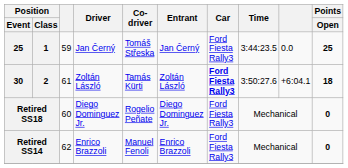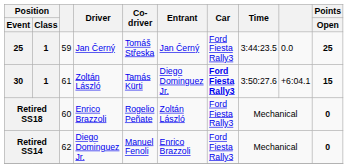(46, 81) 2 -> (46, 81) 1
(172, 81) Zoltán László -> (182, 81) Diego Dominguez Jr.
(328, 81) 18 -> (328, 81) 15
(97, 114) Diego Dominguez Jr. -> (91, 114) Enrico Brazzoli
(182, 114) Diego Dominguez Jr. -> (172, 114) Zoltán László
(91, 147) Enrico Brazzoli -> (97, 147) Diego Dominguez Jr.
